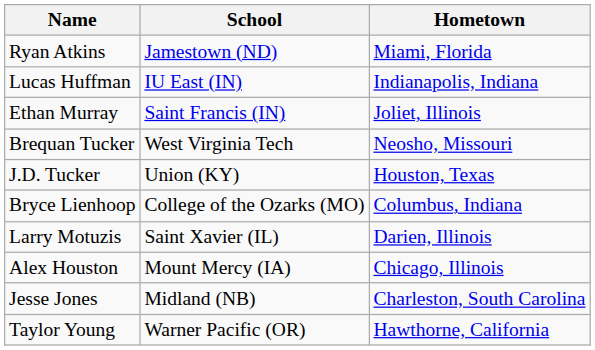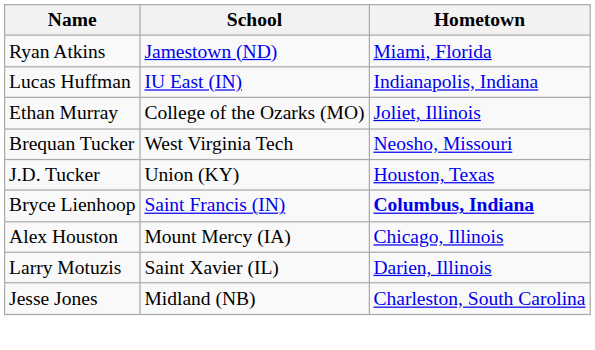(215, 112) Saint Francis (IN) -> (254, 112) College of the Ozarks (MO)
(254, 205) College of the Ozarks (MO) -> (215, 205) Saint Francis (IN)
(448, 205) normal -> (454, 205) bold
rows swapped: (64, 267) <-> (65, 236)
- row: (62, 329)
